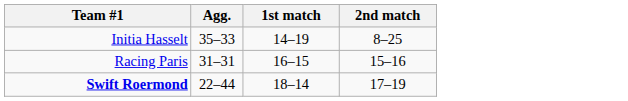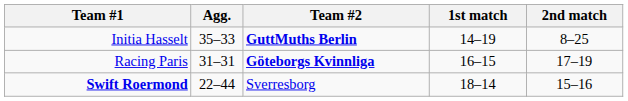+ column: (336, 15)
(388, 61) 15–16 -> (574, 61) 17–19
(388, 84) 17–19 -> (574, 84) 15–16
